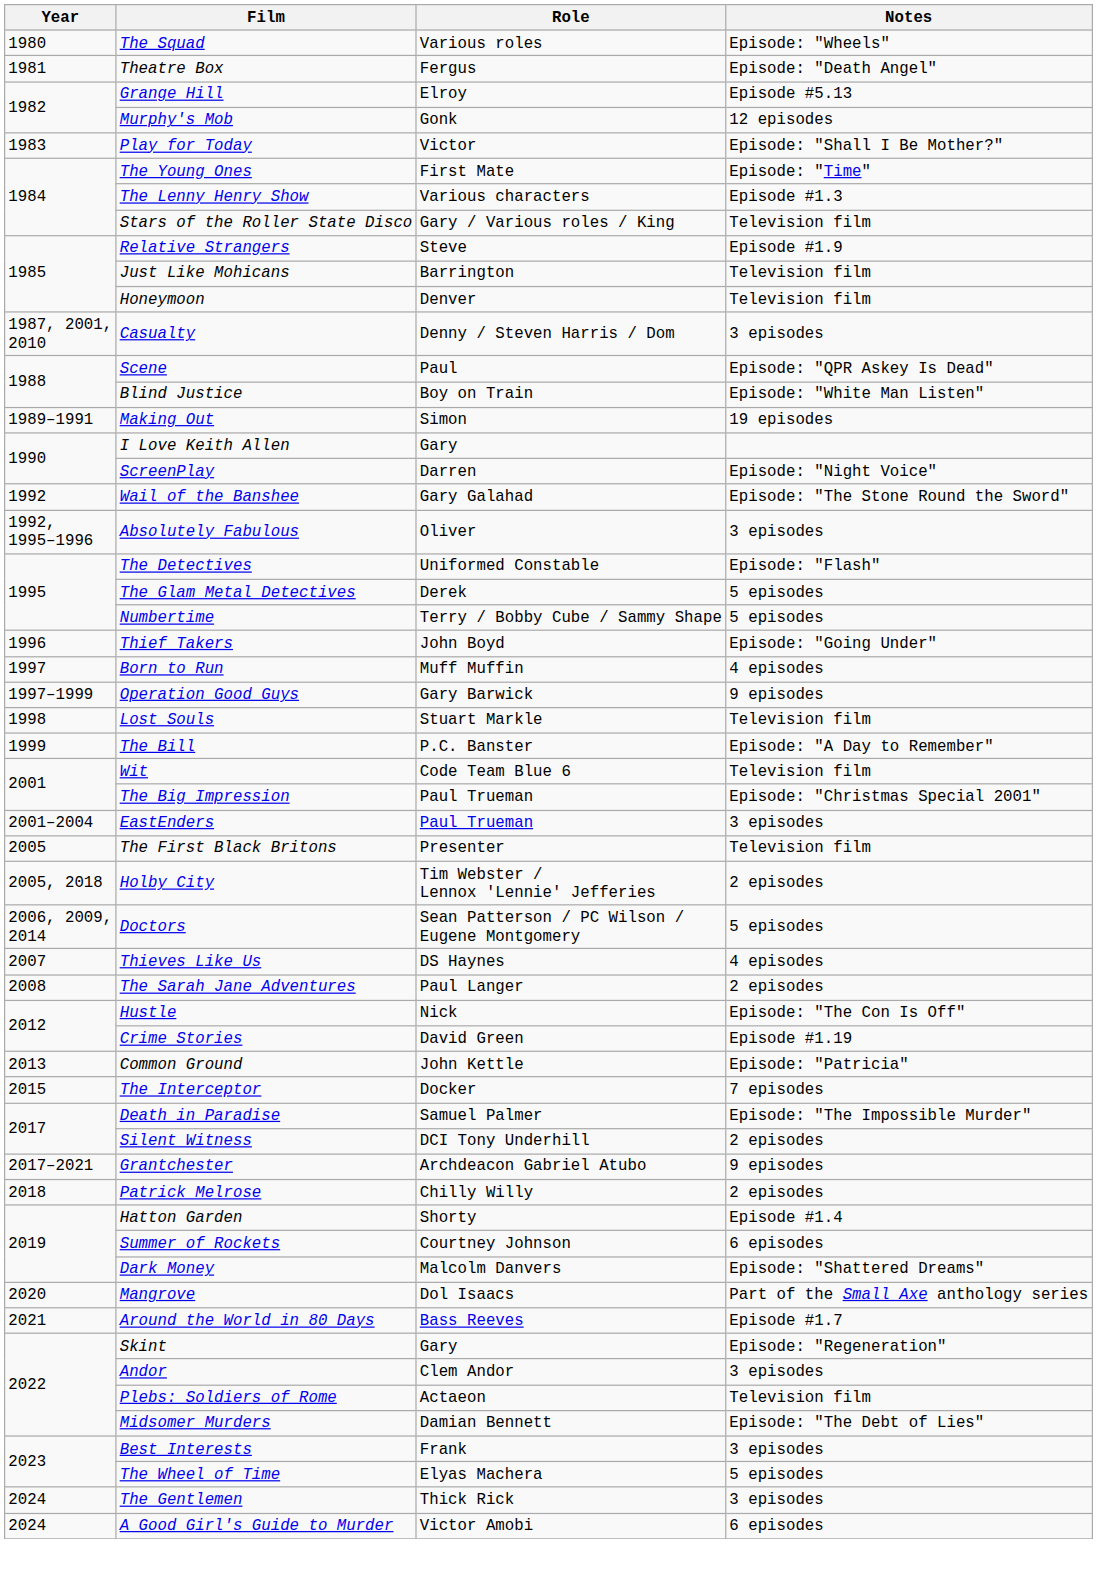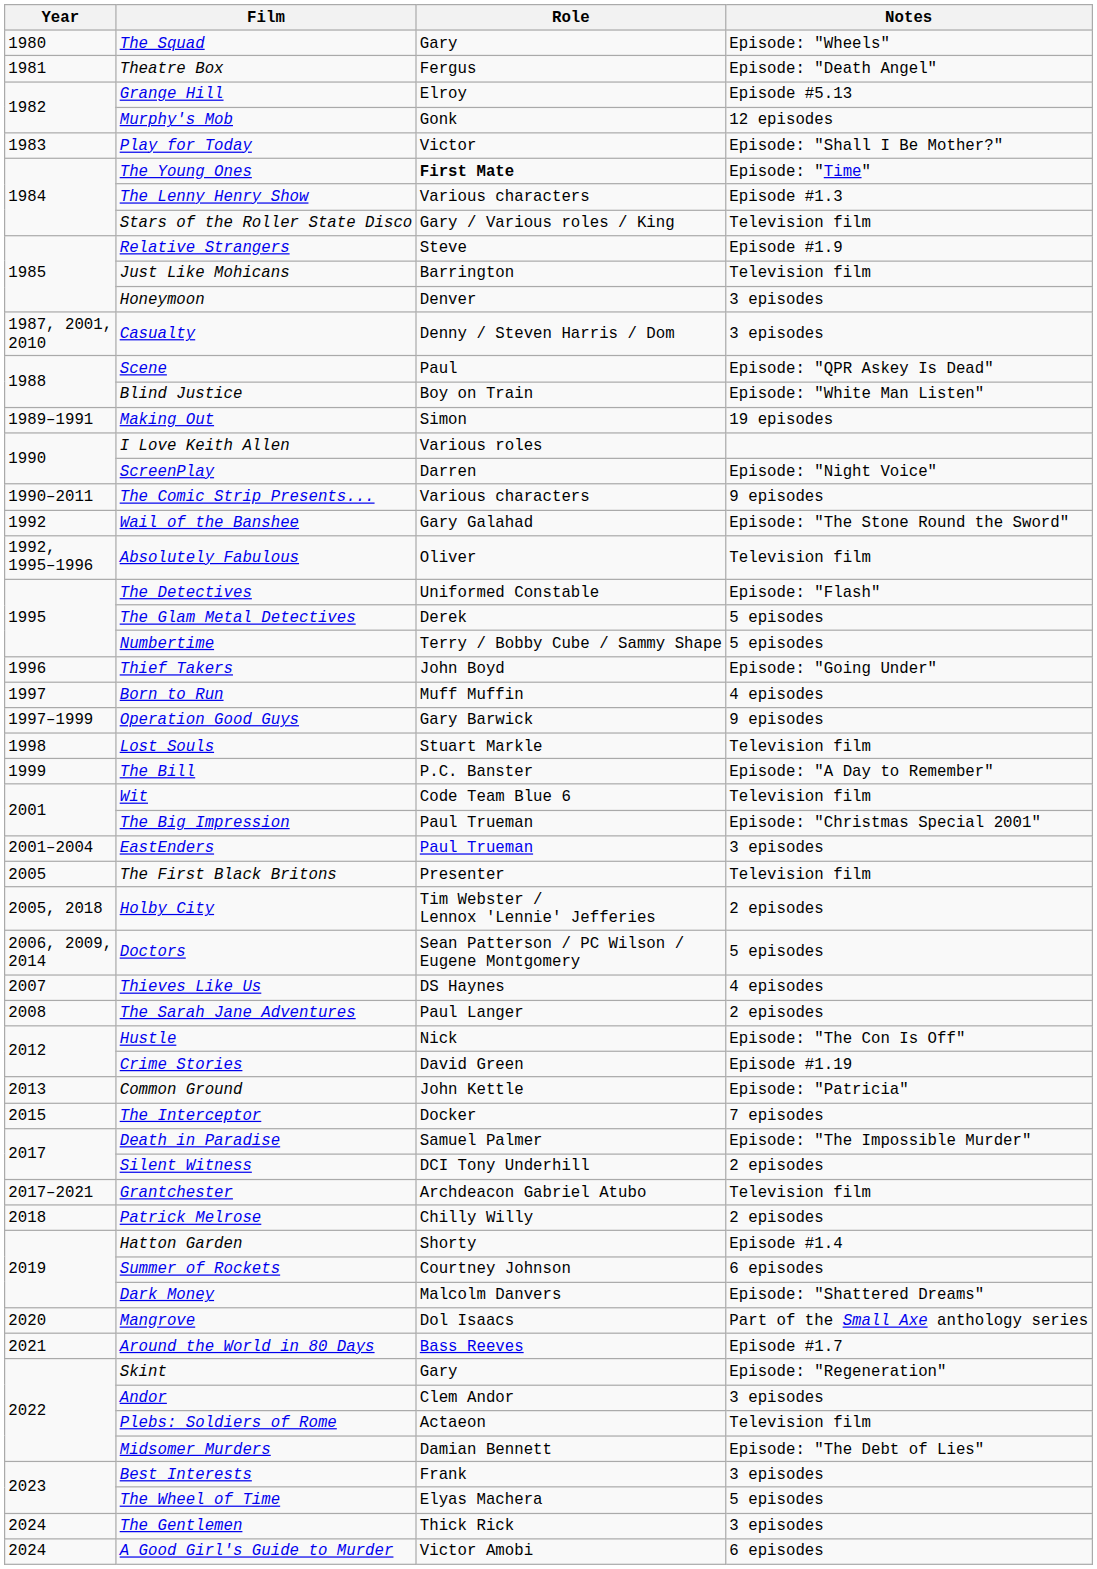(481, 43) Various roles -> (439, 43) Gary
(467, 171) normal -> (467, 171) bold
(800, 299) Television film -> (777, 299) 3 episodes
(439, 446) Gary -> (481, 446) Various roles
+ row: (247, 497)
(777, 532) 3 episodes -> (800, 557) Television film
(777, 1167) 9 episodes -> (800, 1192) Television film
